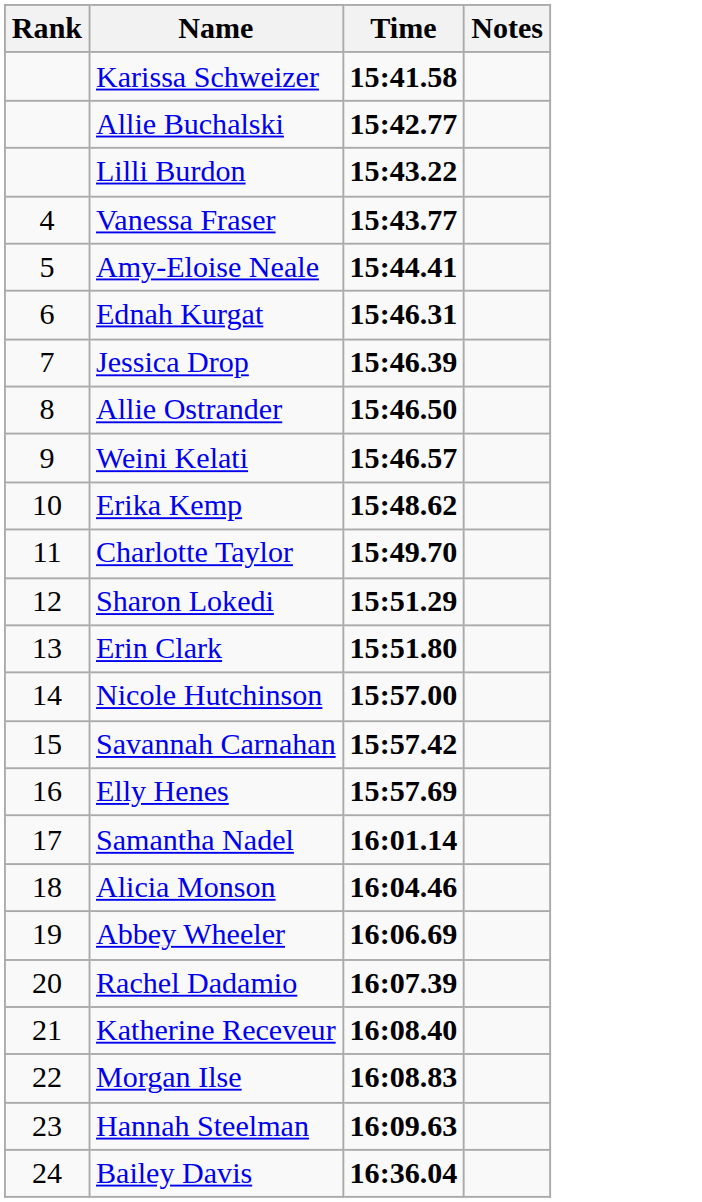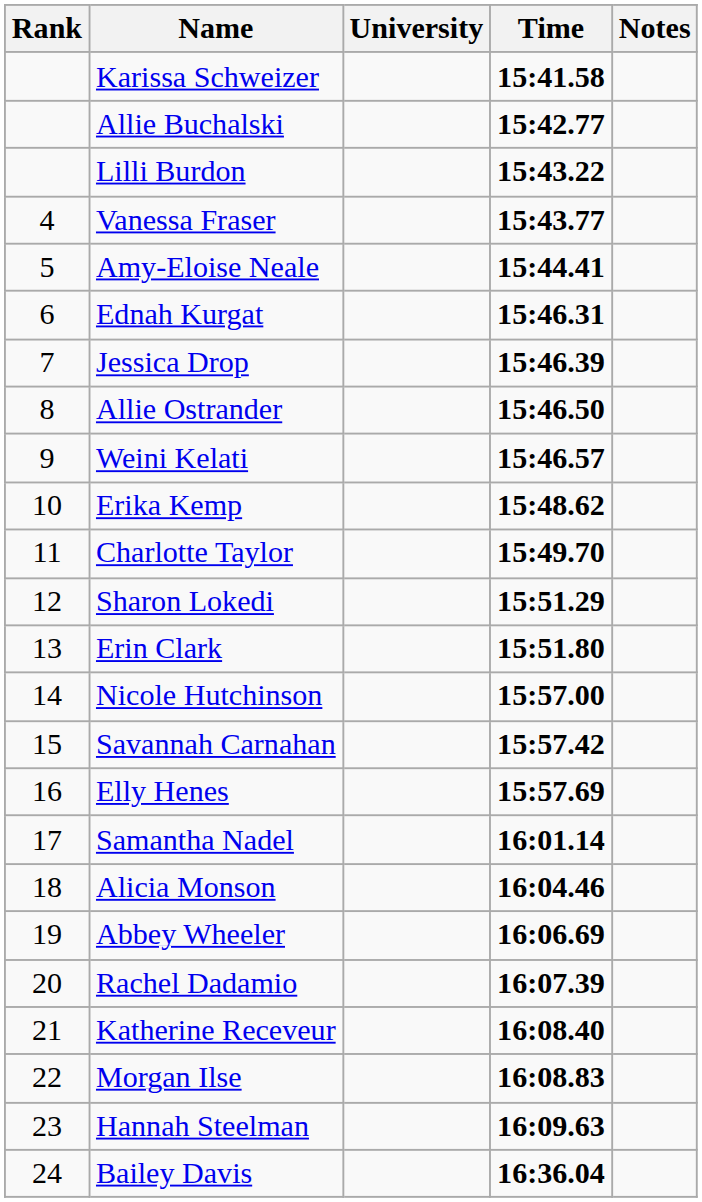+ column: (416, 28)
